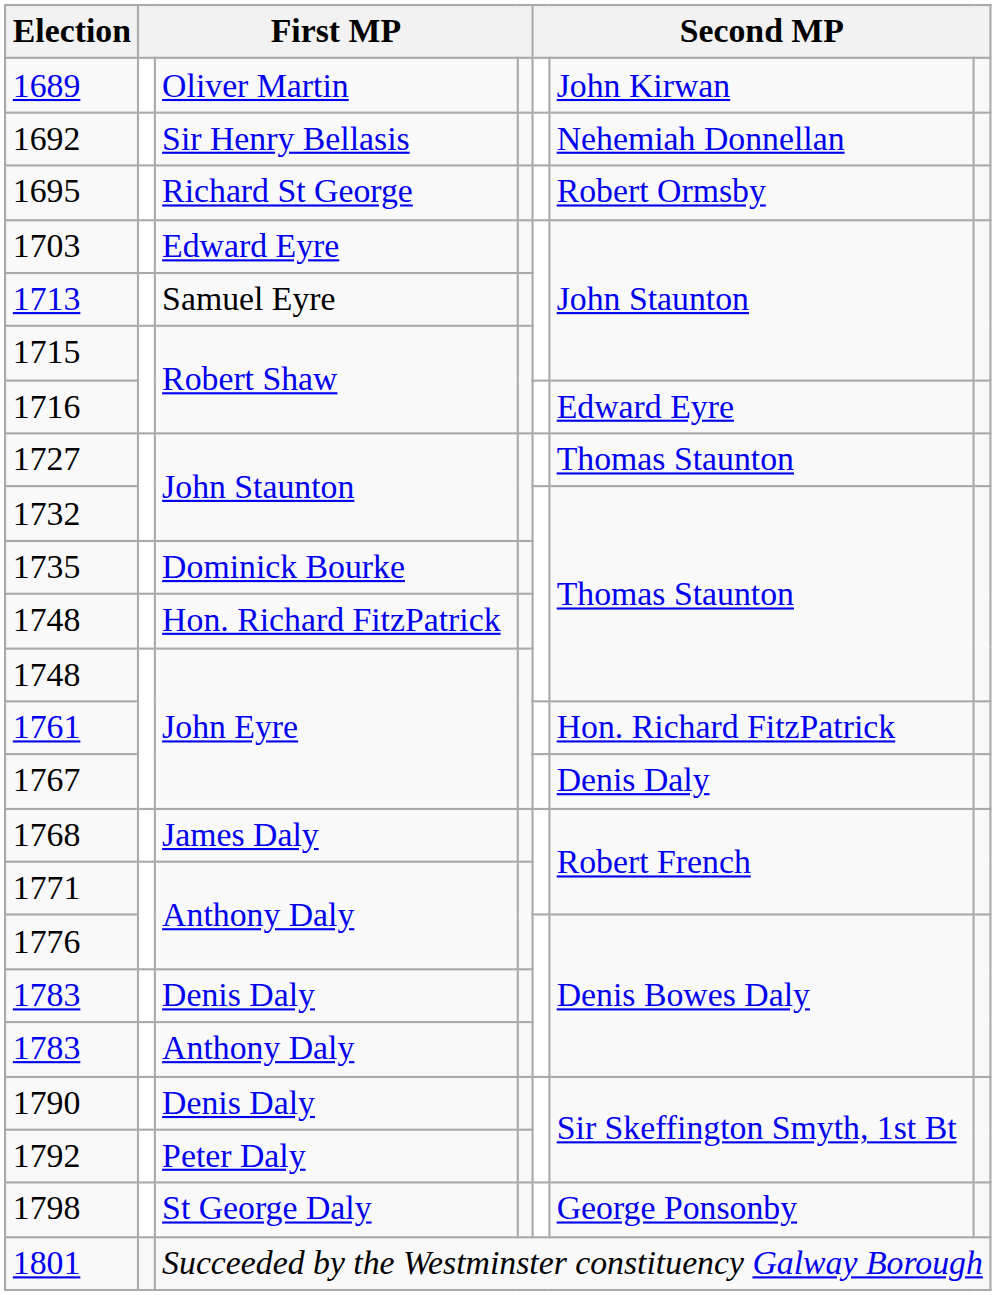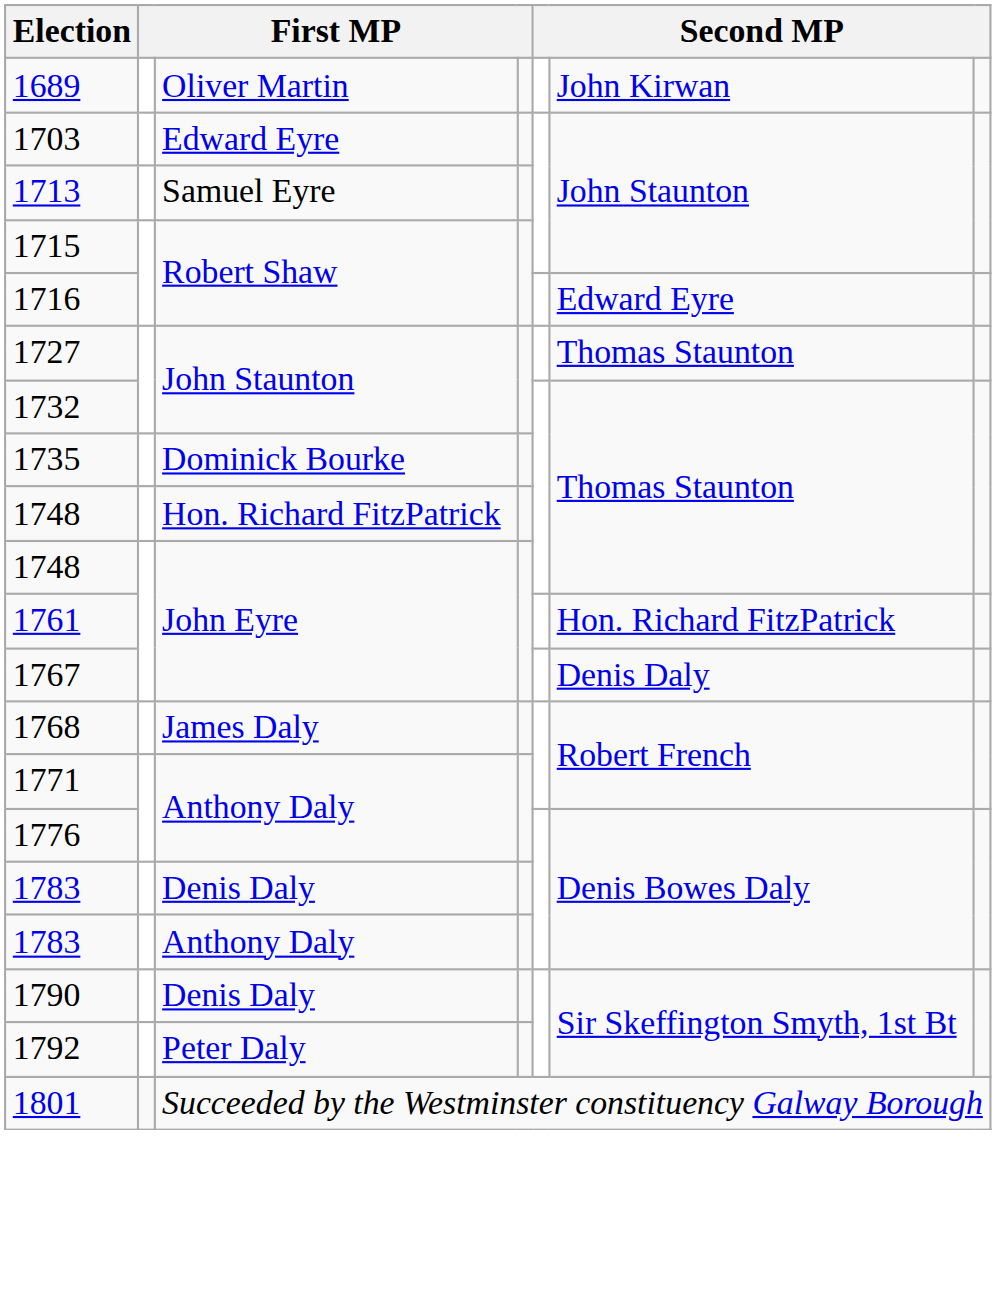- row: (47, 138)
- row: (47, 191)
- row: (47, 1209)
